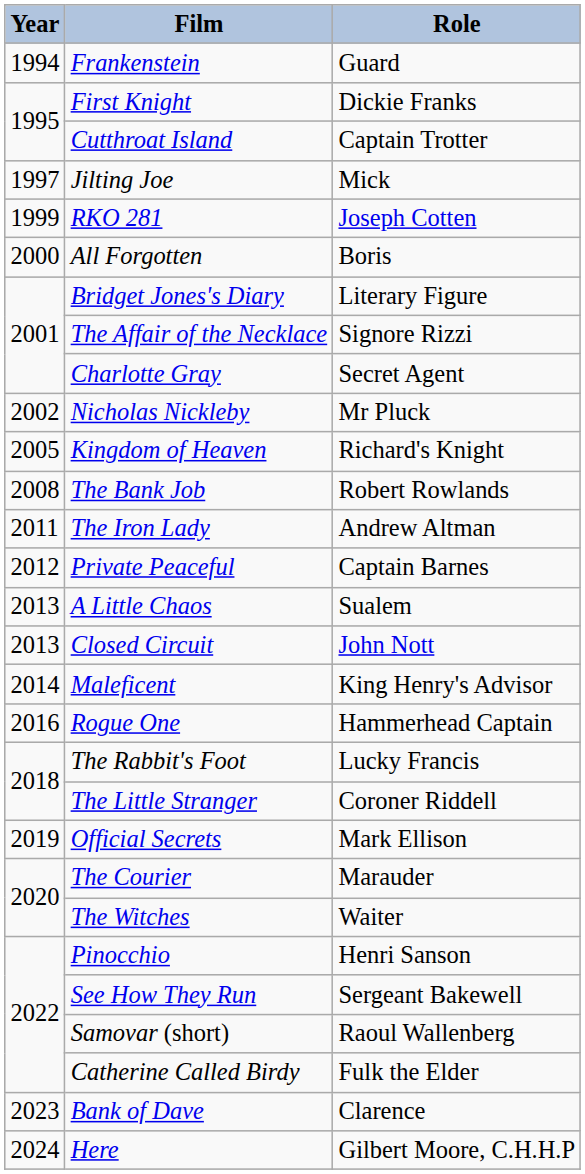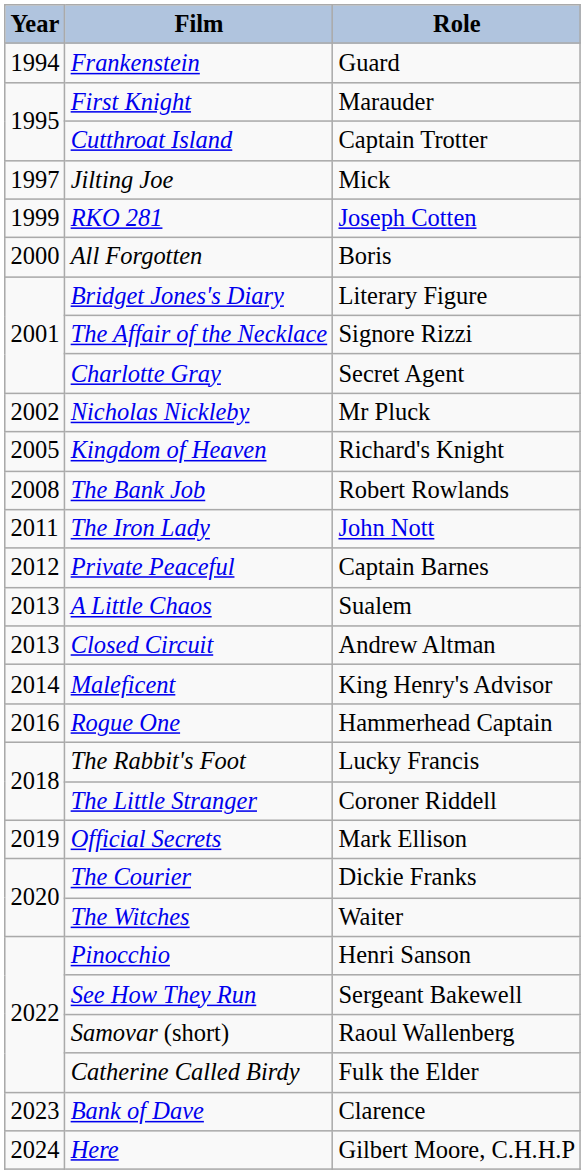(407, 101) Dickie Franks -> (386, 101) Marauder
(417, 528) Andrew Altman -> (386, 528) John Nott
(386, 645) John Nott -> (417, 645) Andrew Altman
(386, 878) Marauder -> (407, 878) Dickie Franks
